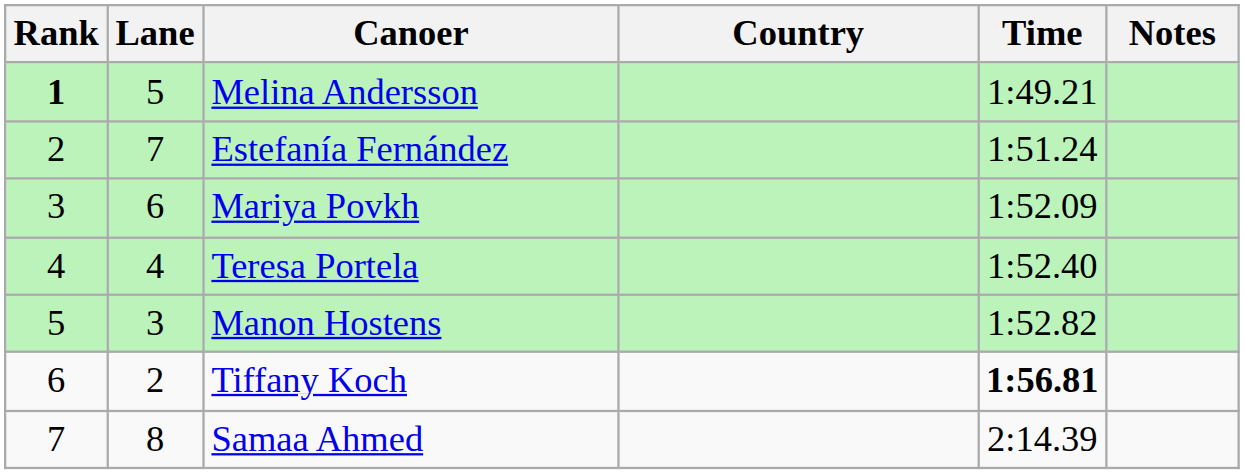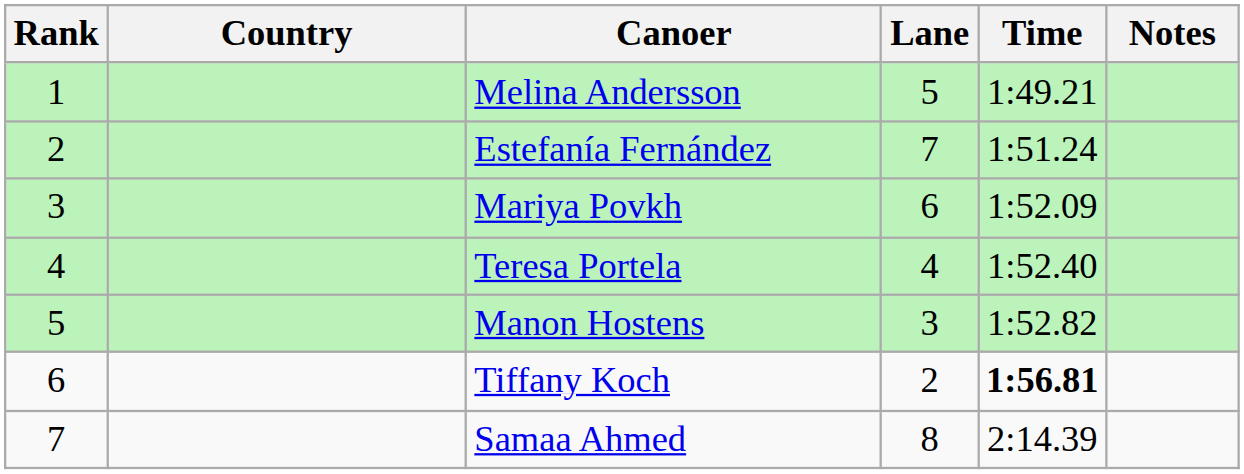columns swapped: (155, 33) <-> (798, 33)
(56, 91) bold -> (56, 91) normal
